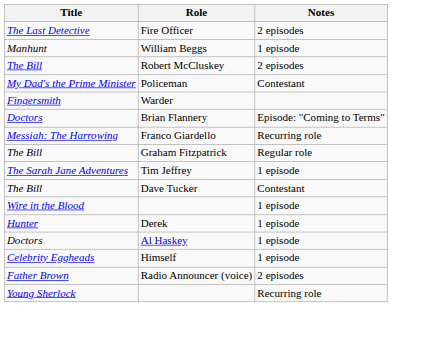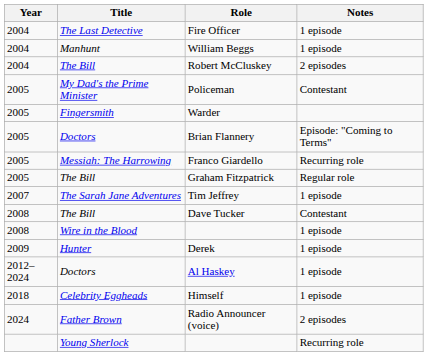+ column: (31, 13)
(281, 30) 2 episodes -> (321, 30) 1 episode
